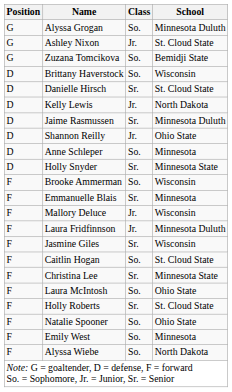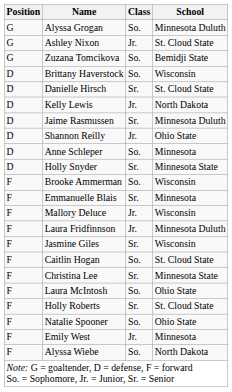(134, 337) So. -> (133, 337) Jr.
